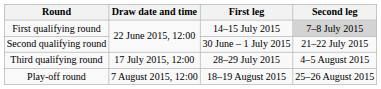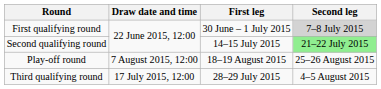(247, 28) 14–15 July 2015 -> (247, 28) 30 June – 1 July 2015
(247, 44) 30 June – 1 July 2015 -> (247, 44) 14–15 July 2015
(335, 44) no background -> (335, 44) lightgreen background
rows swapped: (56, 60) <-> (56, 76)
